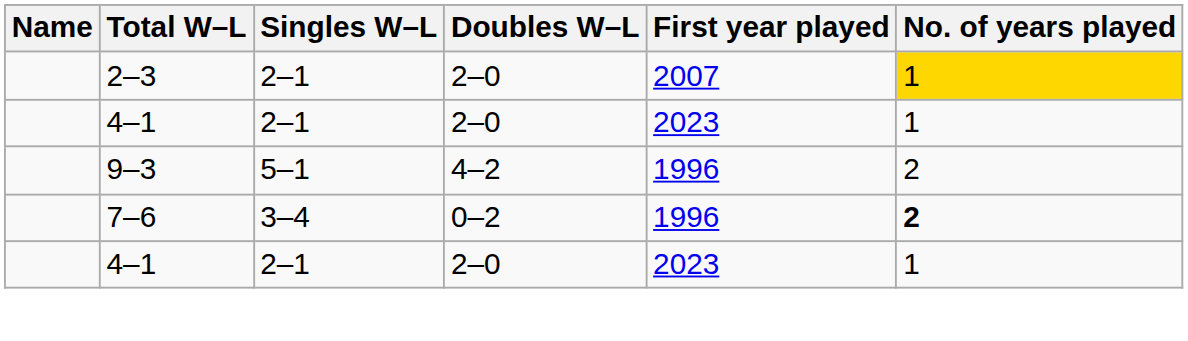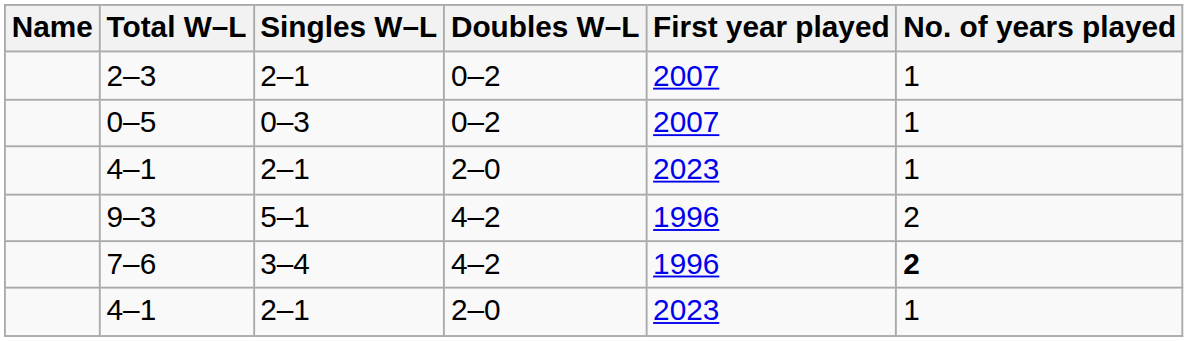(476, 75) 2–0 -> (476, 75) 0–2
(912, 75) gold background -> (912, 75) no background
+ row: (131, 122)
(476, 216) 0–2 -> (476, 264) 4–2
